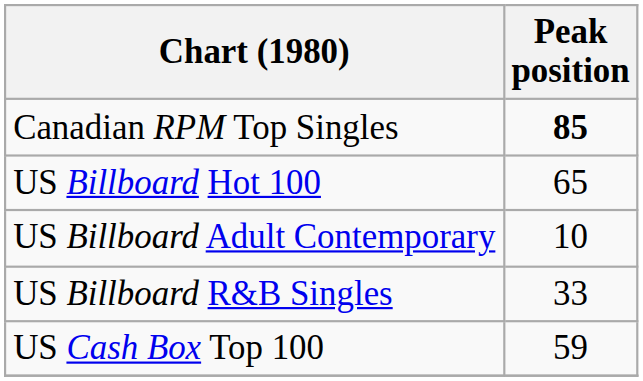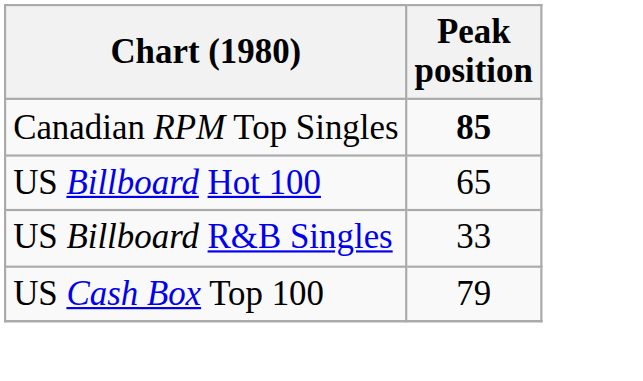- row: (254, 237)
(571, 347) 59 -> (474, 292) 79
